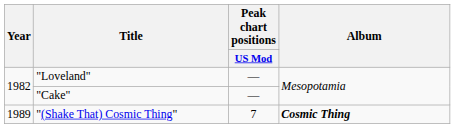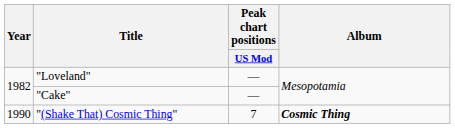(19, 114) 1989 -> (19, 114) 1990
